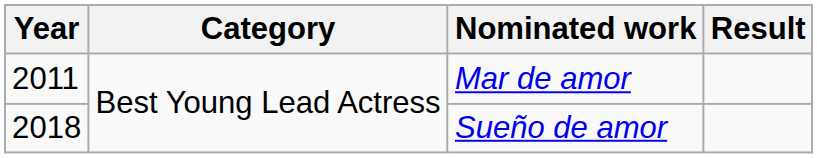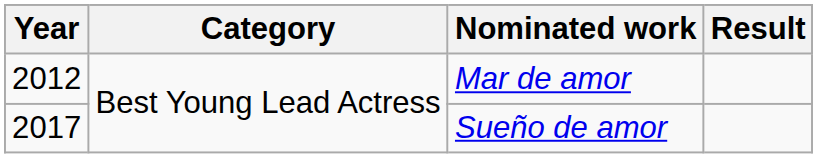(45, 78) 2011 -> (47, 78) 2012
(47, 127) 2018 -> (47, 127) 2017
